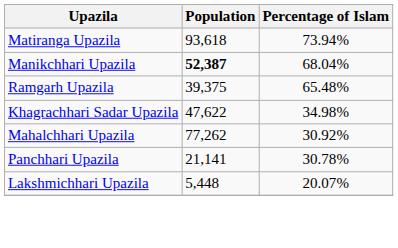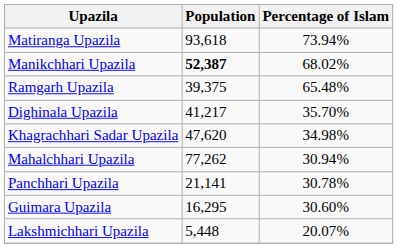(326, 64) 68.04% -> (326, 64) 68.02%
+ row: (63, 111)
(206, 111) 47,622 -> (206, 135) 47,620
(326, 135) 30.92% -> (326, 159) 30.94%
+ row: (60, 207)
